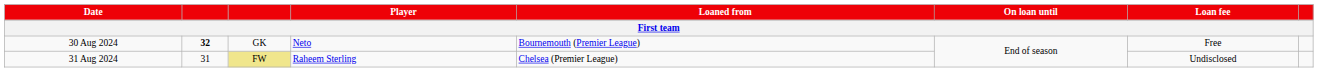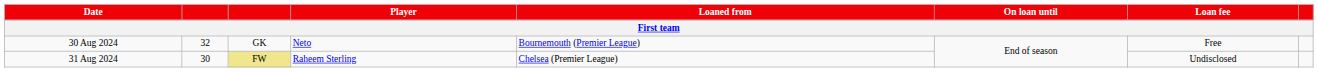(205, 44) bold -> (205, 44) normal
(205, 59) 31 -> (205, 59) 30
